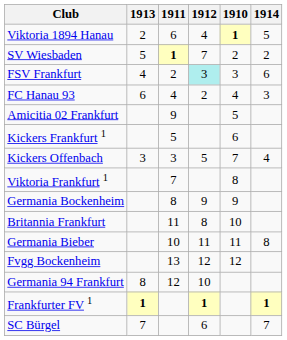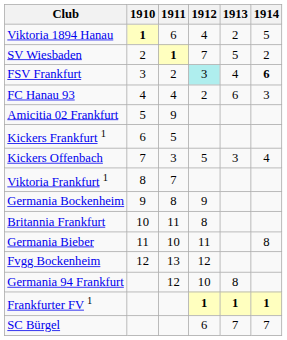columns swapped: (235, 14) <-> (143, 14)
(266, 74) normal -> (266, 74) bold
